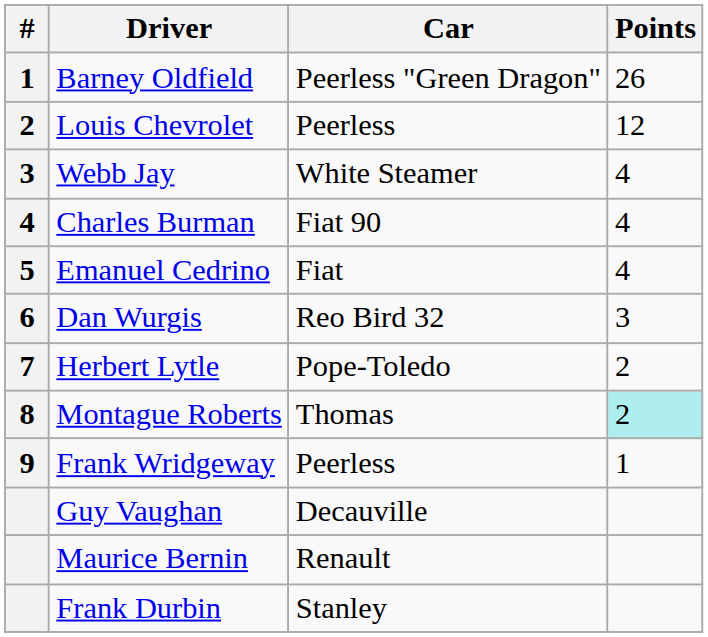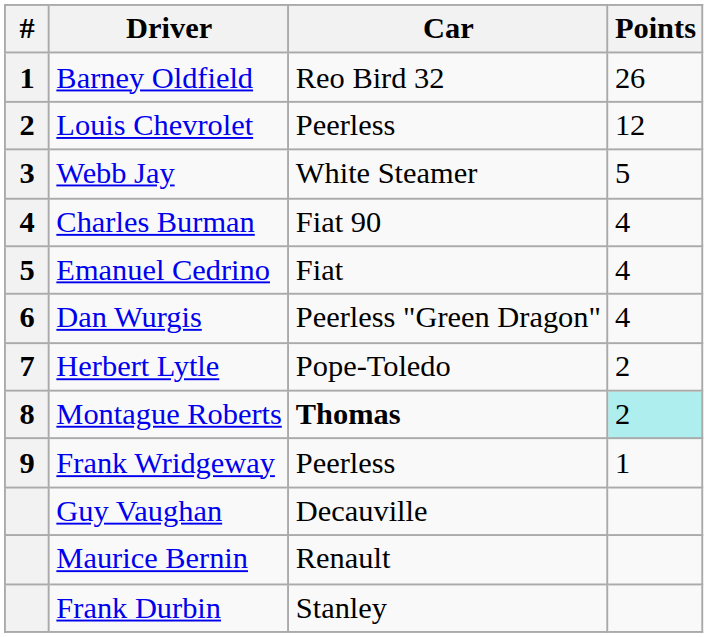(448, 76) Peerless "Green Dragon" -> (370, 76) Reo Bird 32
(623, 173) 4 -> (623, 173) 5
(370, 317) Reo Bird 32 -> (448, 317) Peerless "Green Dragon"
(623, 317) 3 -> (623, 317) 4
(345, 414) normal -> (348, 414) bold
